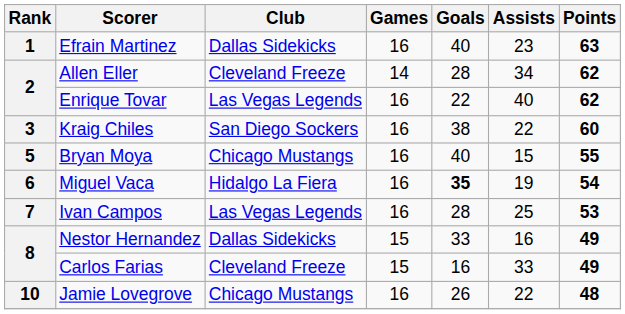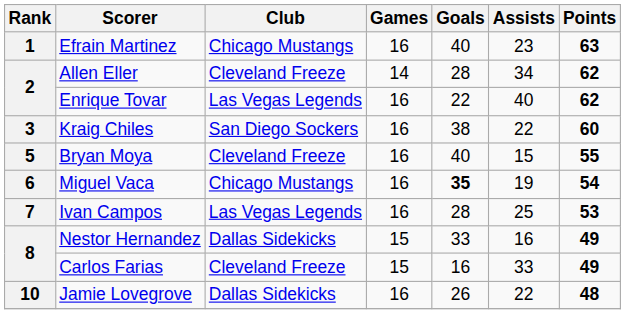(272, 45) Dallas Sidekicks -> (281, 45) Chicago Mustangs
(281, 156) Chicago Mustangs -> (277, 156) Cleveland Freeze
(273, 184) Hidalgo La Fiera -> (281, 184) Chicago Mustangs
(281, 294) Chicago Mustangs -> (272, 294) Dallas Sidekicks
